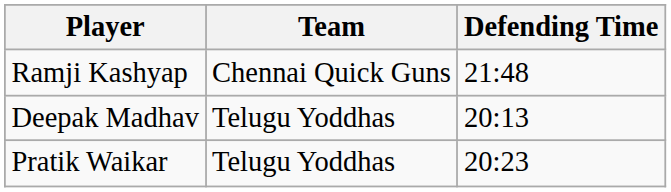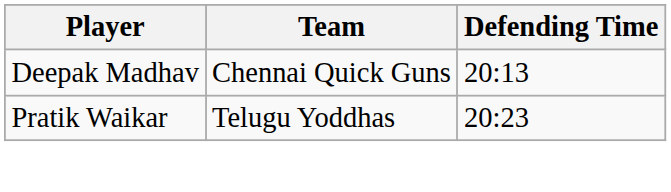- row: (100, 72)
(304, 117) Telugu Yoddhas -> (331, 72) Chennai Quick Guns
